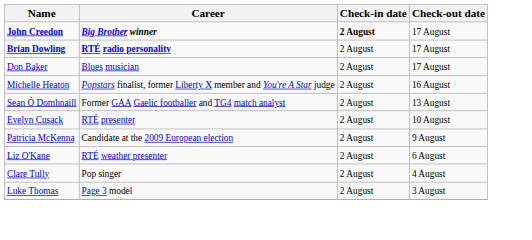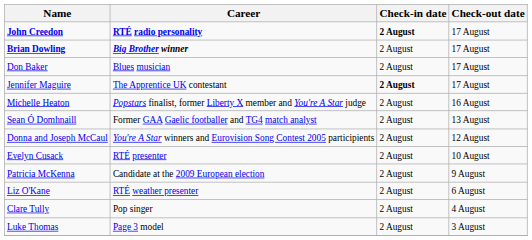(119, 31) Big Brother winner -> (158, 31) RTÉ radio personality
(126, 49) RTÉ radio personality -> (150, 49) Big Brother winner
+ row: (39, 85)
+ row: (57, 138)
